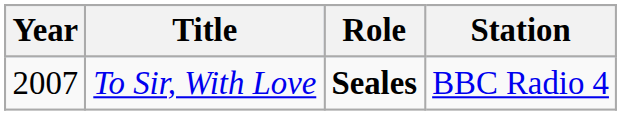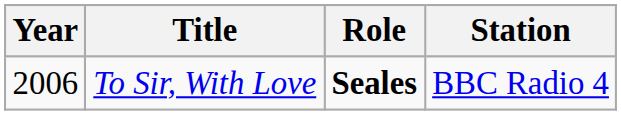(45, 82) 2007 -> (45, 82) 2006
